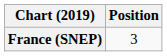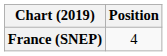(134, 39) 3 -> (134, 39) 4
